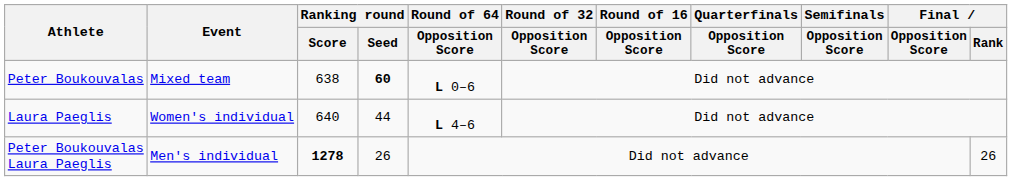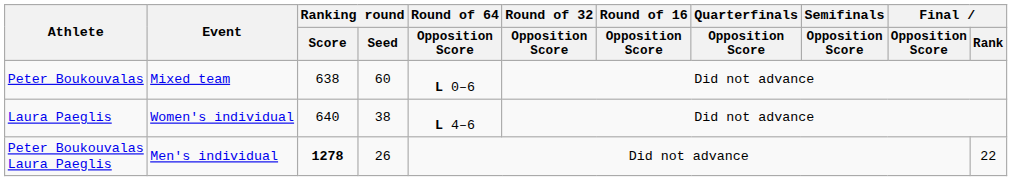(383, 79) bold -> (383, 79) normal
(383, 118) 44 -> (383, 118) 38
(988, 156) 26 -> (988, 156) 22
